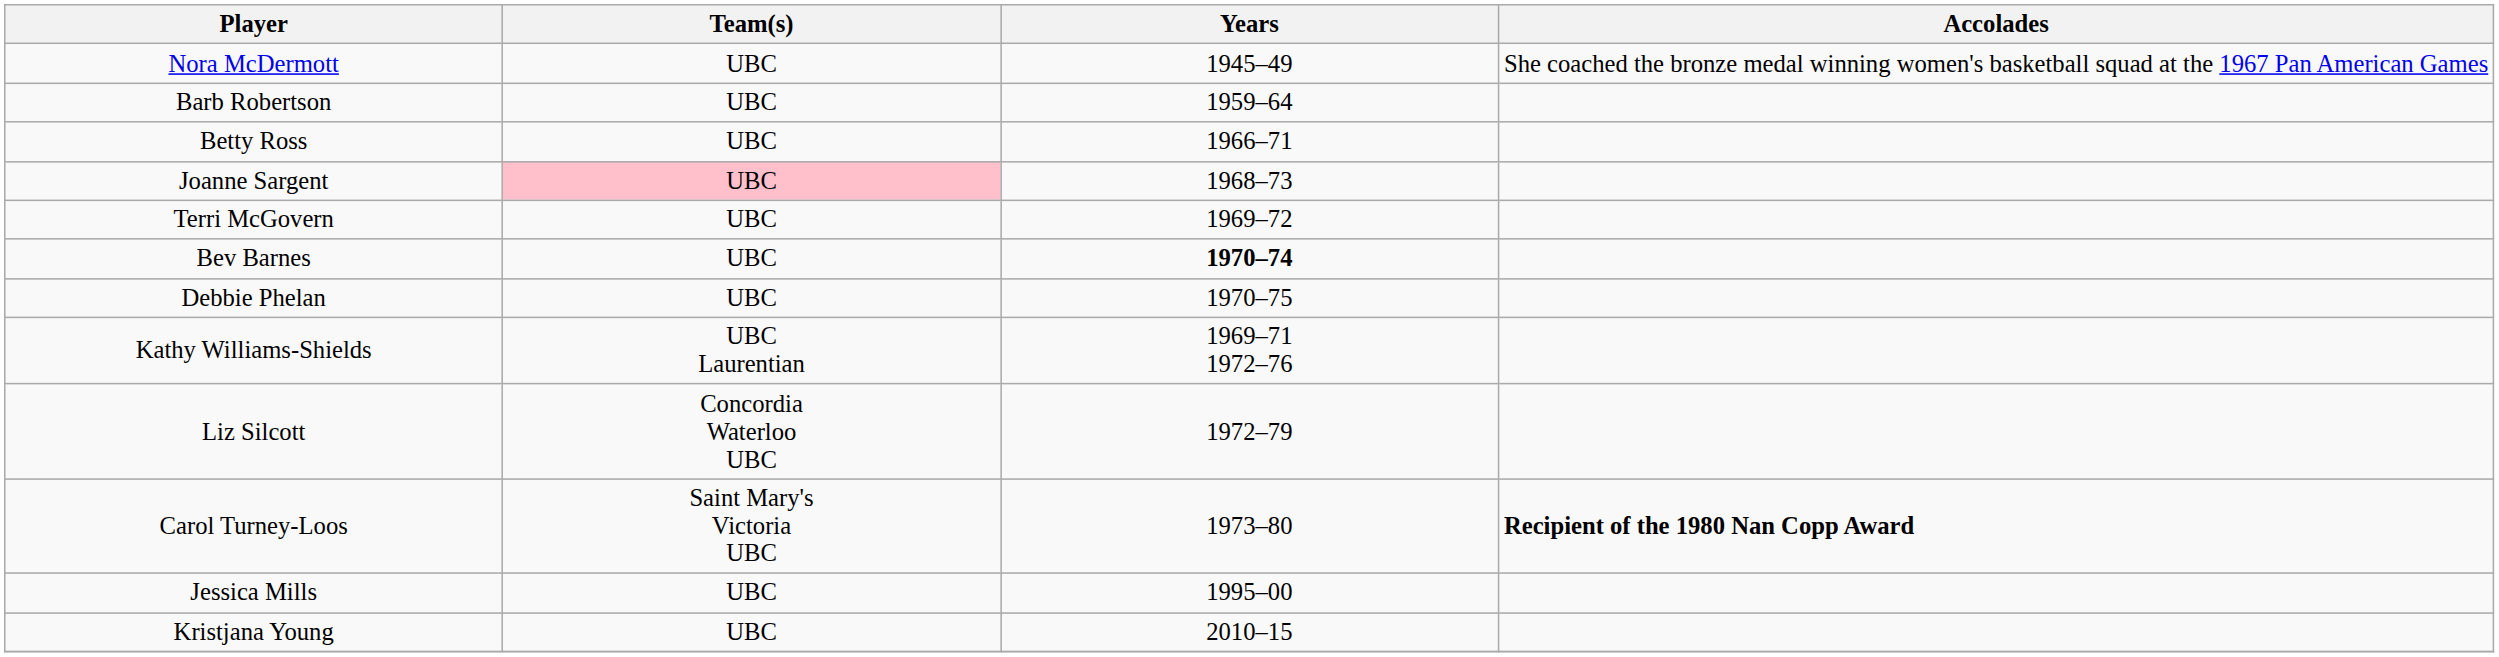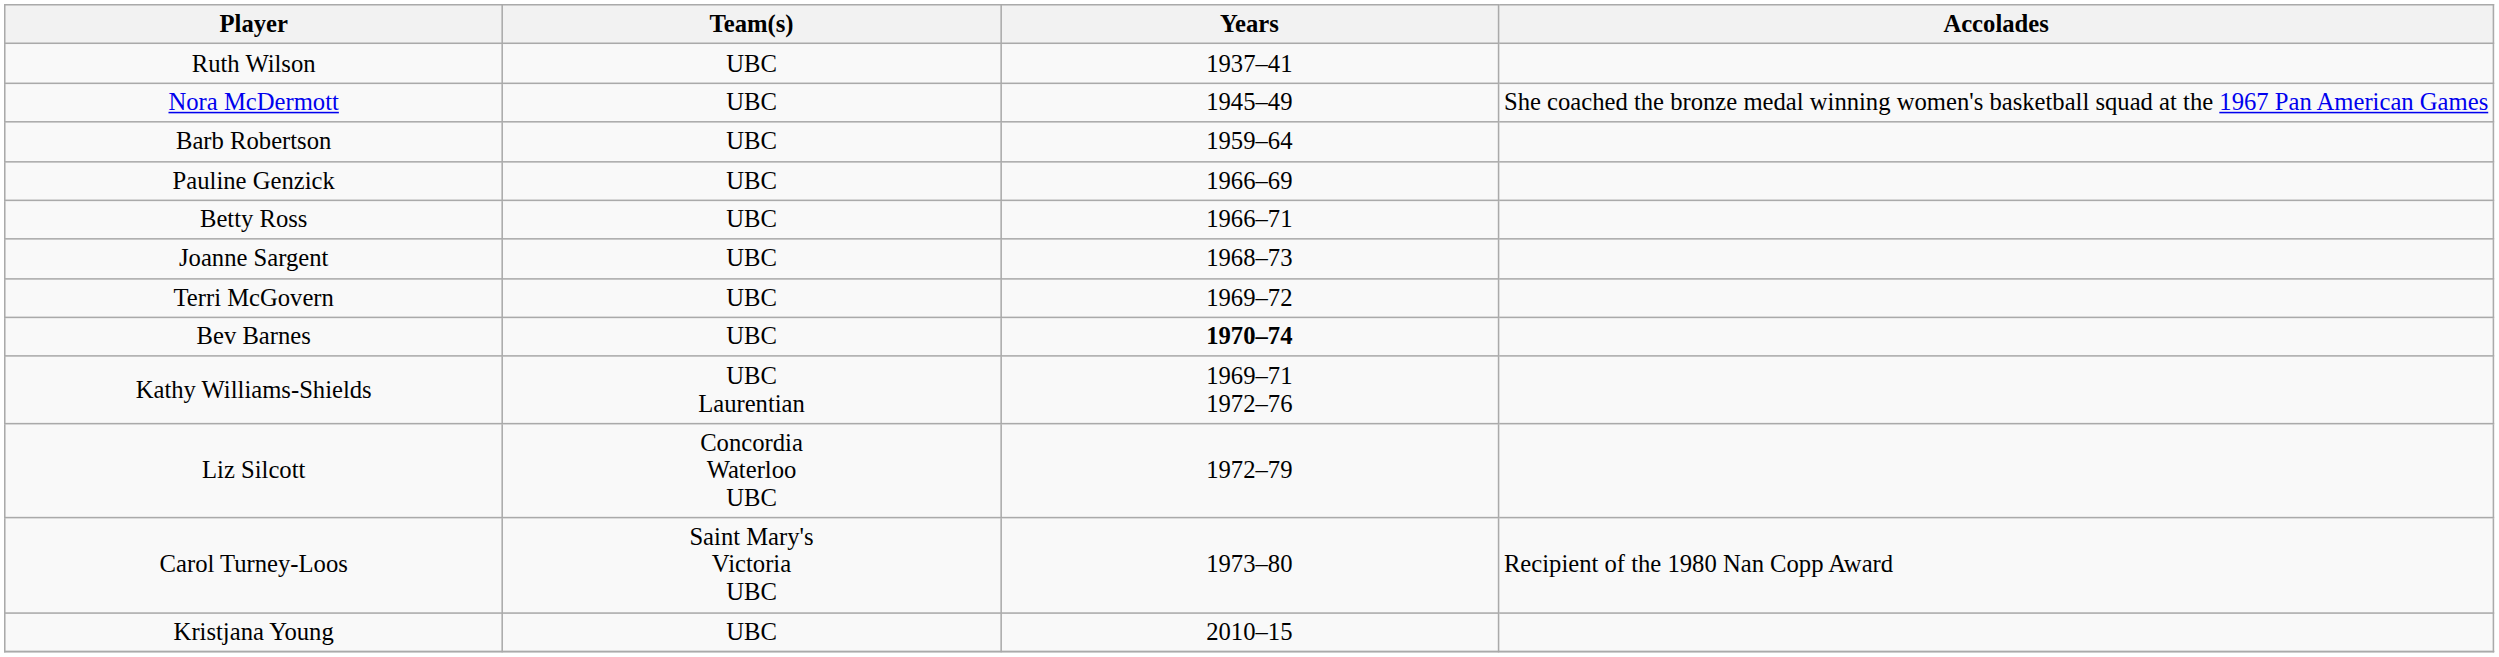+ row: (254, 63)
+ row: (254, 180)
(752, 180) pink background -> (752, 258) no background
- row: (254, 297)
(1709, 525) bold -> (1699, 564) normal
- row: (254, 592)
